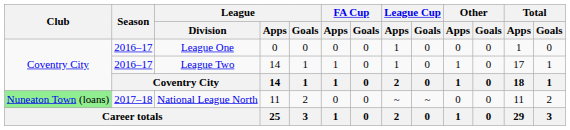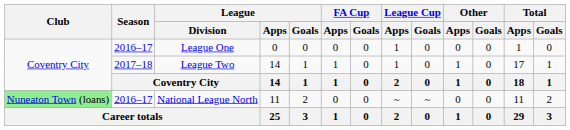(133, 64) 2016–17 -> (133, 64) 2017–18
(133, 99) 2017–18 -> (133, 99) 2016–17
